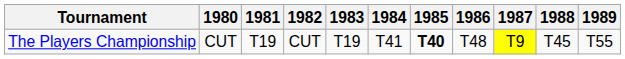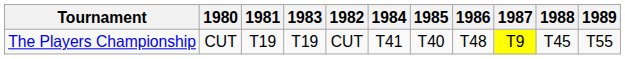columns swapped: (305, 17) <-> (347, 17)
(431, 42) bold -> (431, 42) normal
